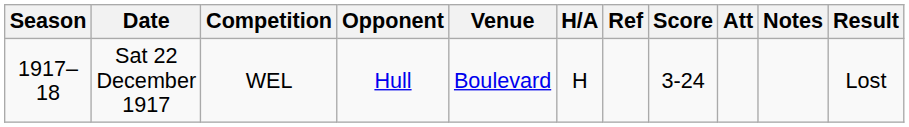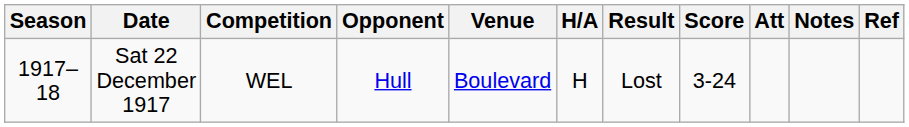columns swapped: (866, 21) <-> (626, 21)
